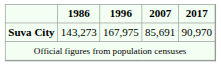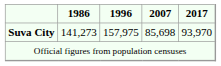(79, 32) 143,273 -> (79, 32) 141,273
(121, 32) 167,975 -> (121, 32) 157,975
(160, 32) 85,691 -> (160, 32) 85,698
(197, 32) 90,970 -> (197, 32) 93,970
